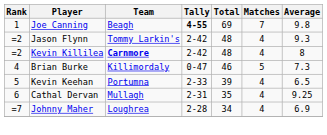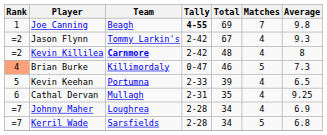(227, 39) 48 -> (227, 39) 67
(17, 67) no background -> (17, 67) lightsalmon background
+ row: (60, 123)
